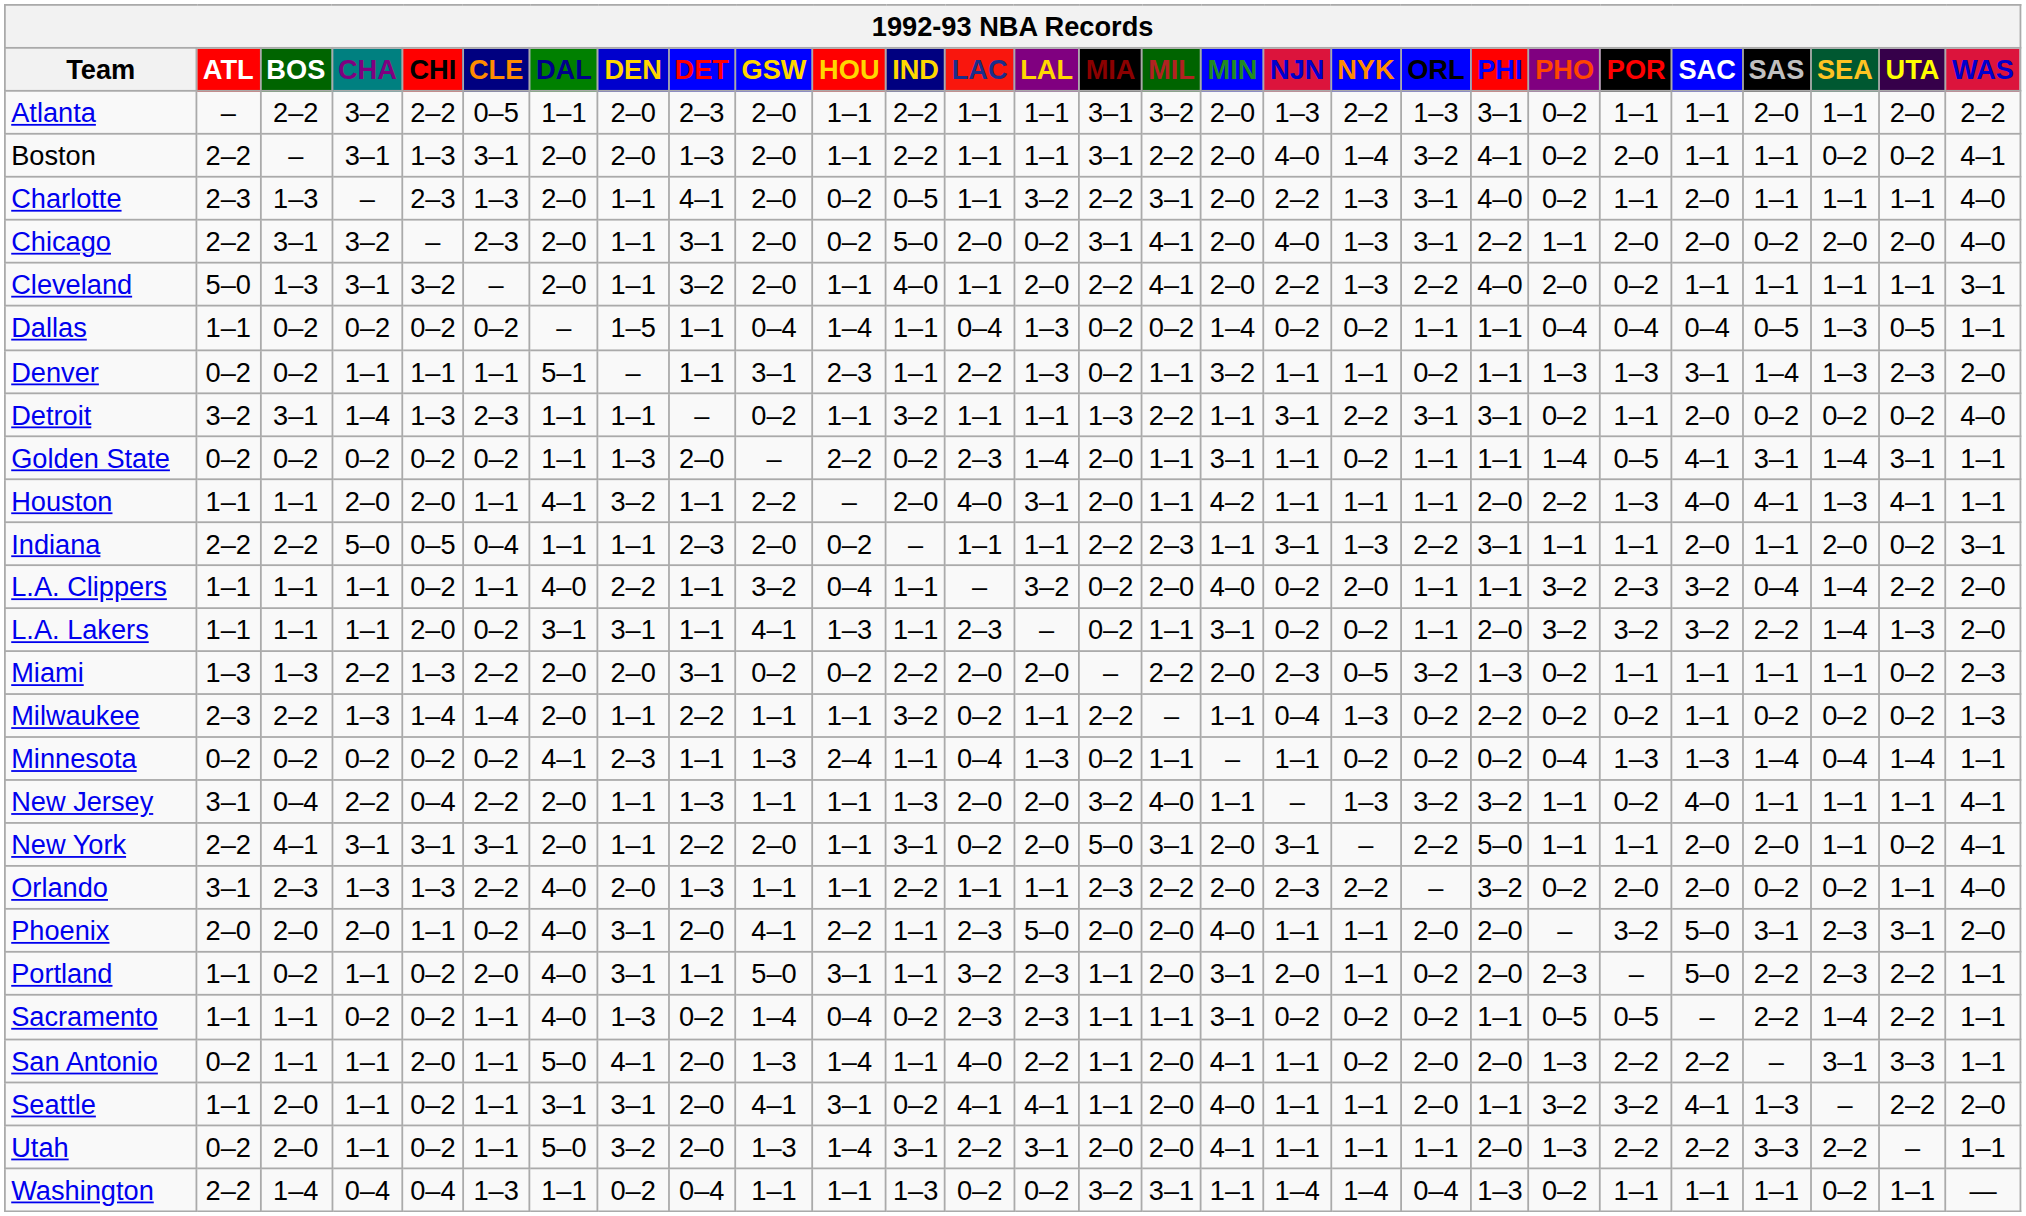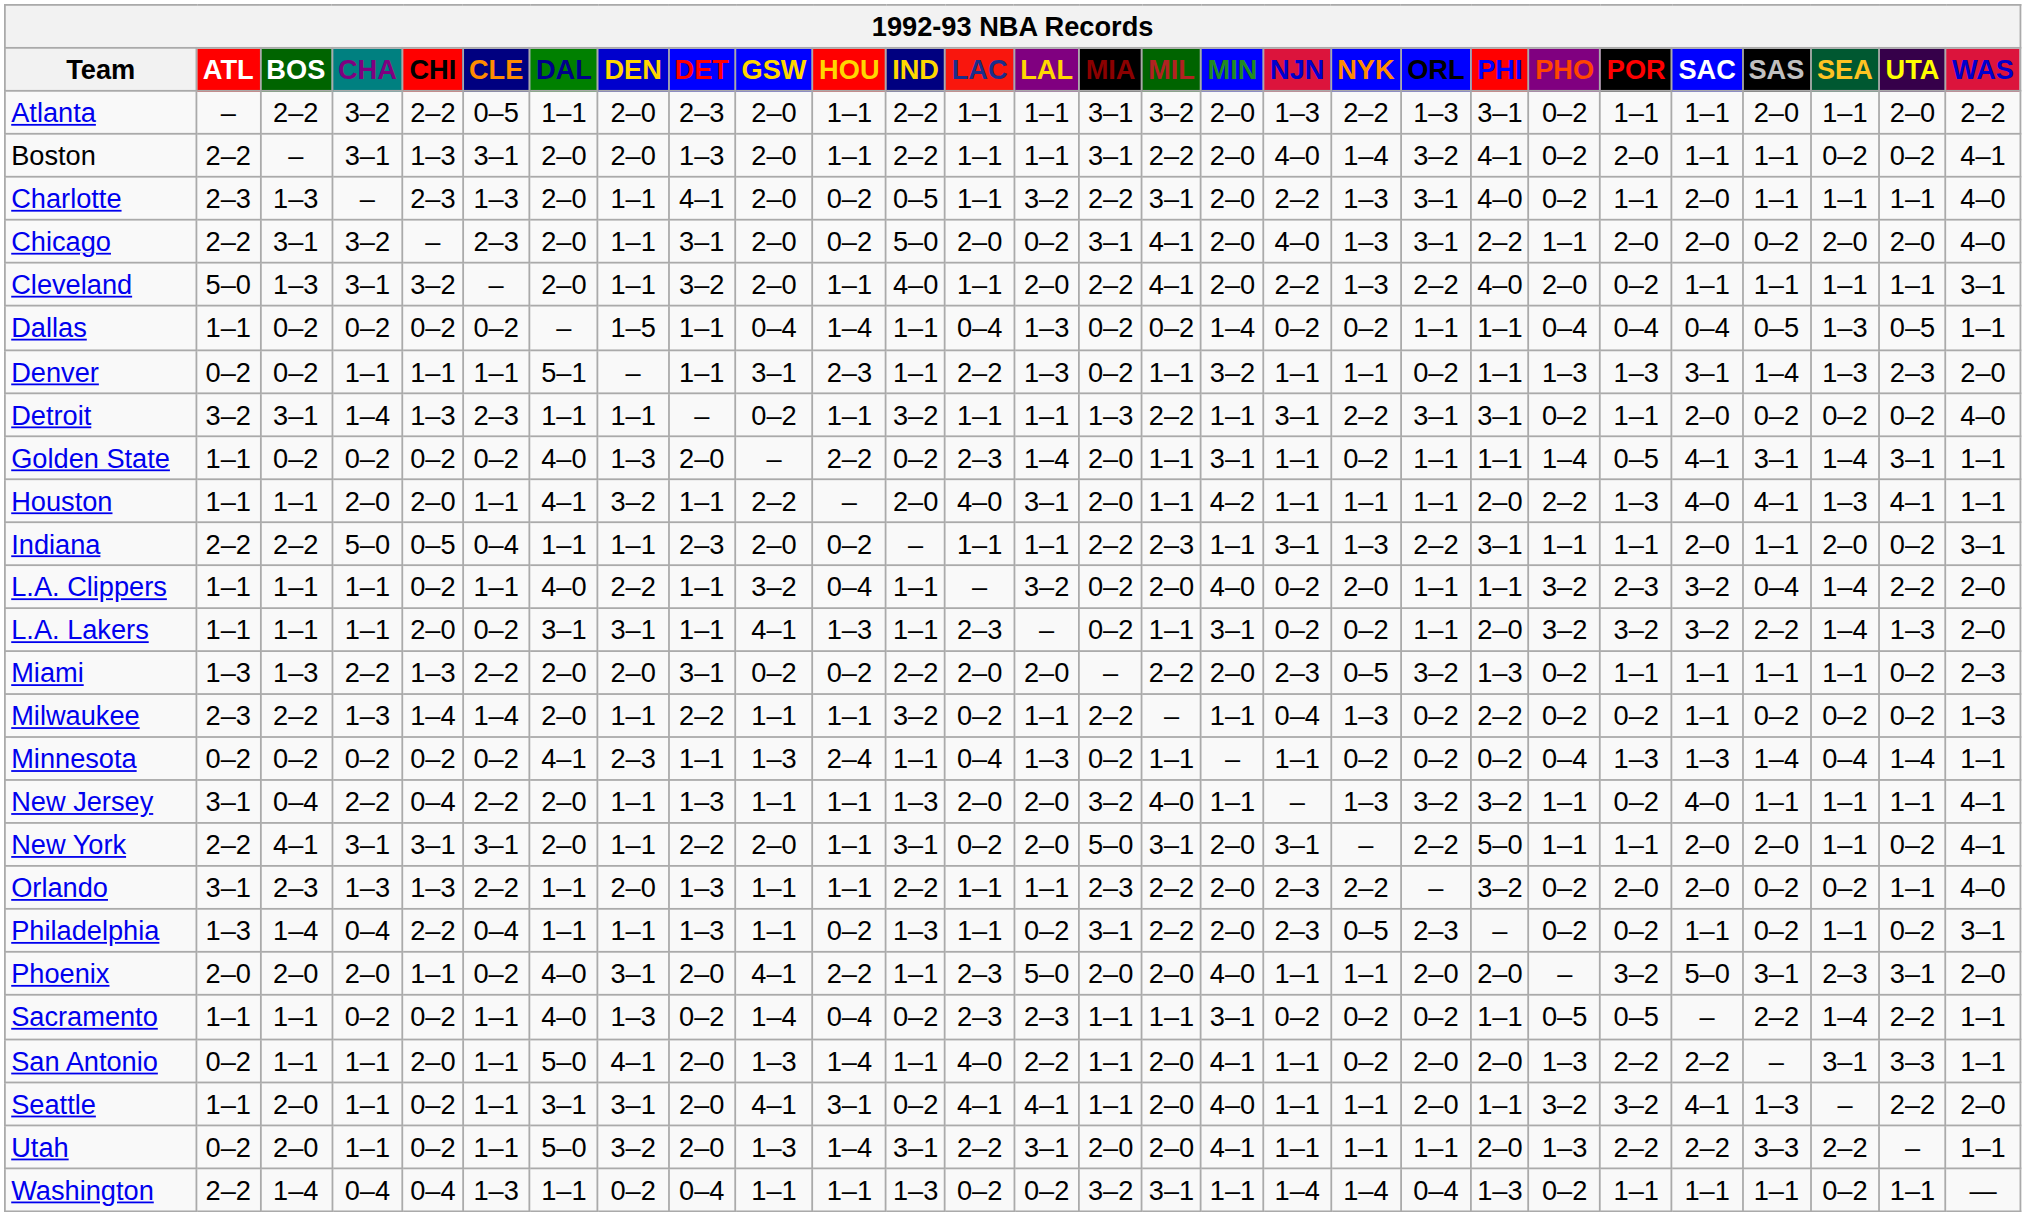(228, 457) 0–2 -> (228, 457) 1–1
(564, 457) 1–1 -> (564, 457) 4–0
(564, 888) 4–0 -> (564, 888) 1–1
+ row: (85, 931)
- row: (62, 974)
